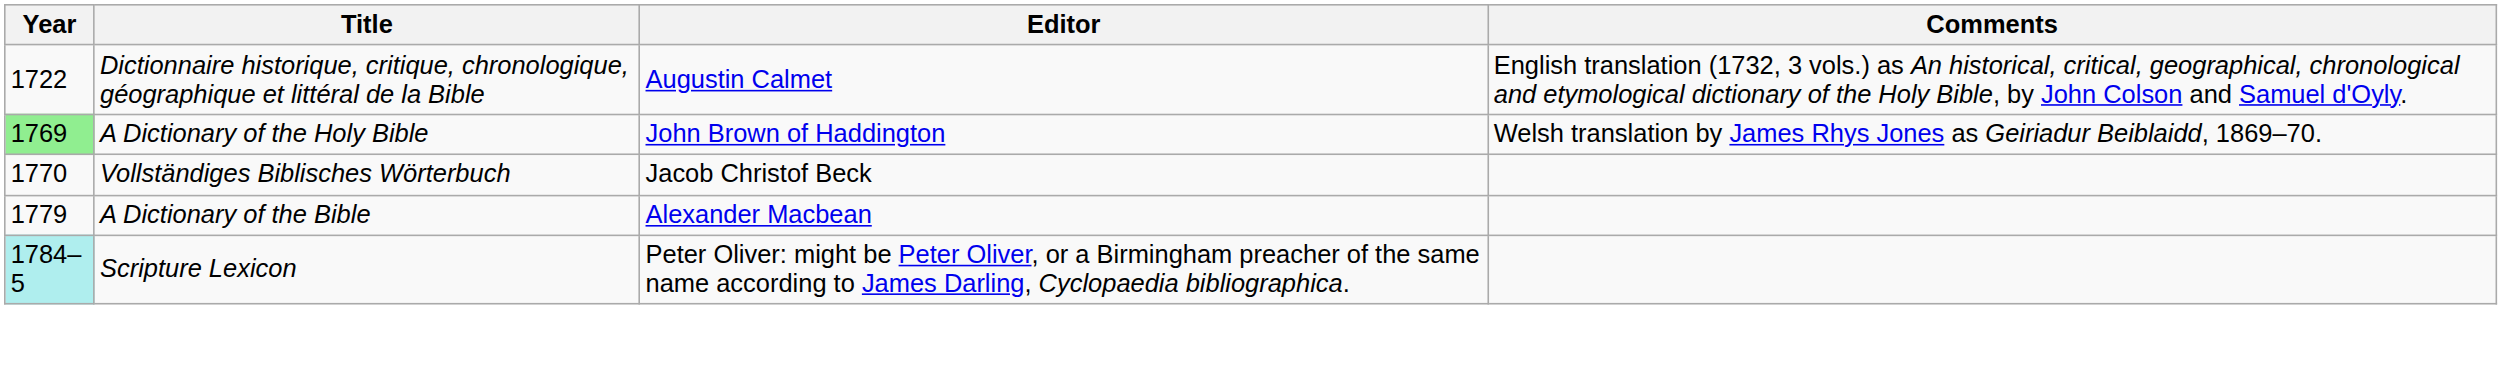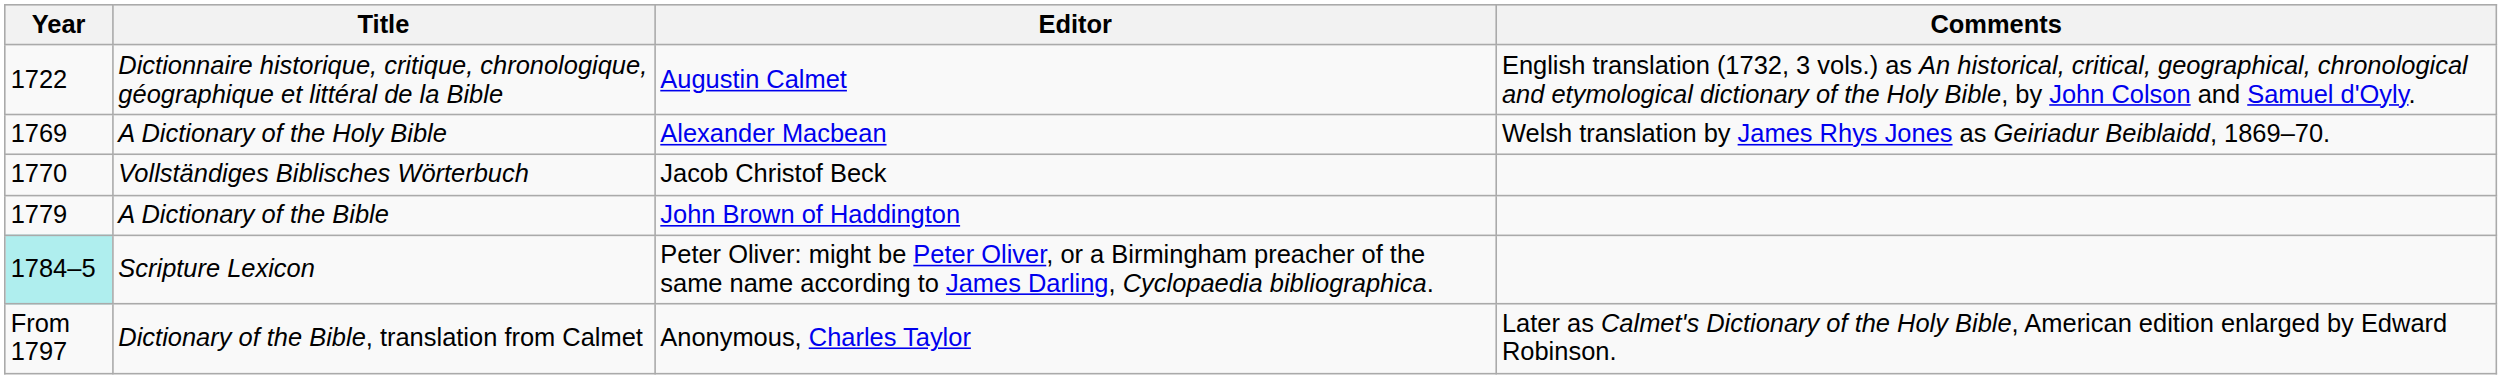(39, 133) lightgreen background -> (39, 133) no background
(795, 133) John Brown of Haddington -> (773, 133) Alexander Macbean
(759, 214) Alexander Macbean -> (810, 214) John Brown of Haddington
+ row: (381, 338)
